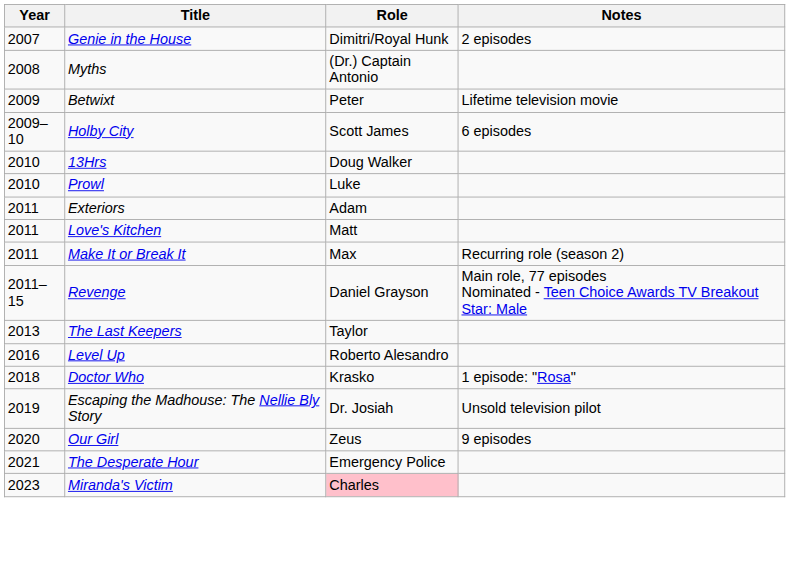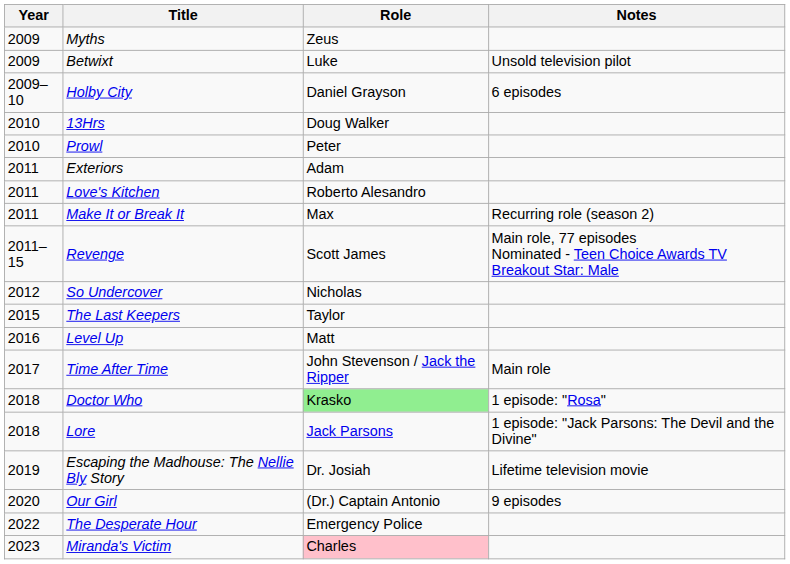- row: (130, 38)
(24, 69) 2008 -> (24, 38) 2009
(370, 69) (Dr.) Captain Antonio -> (322, 38) Zeus
(347, 100) Peter -> (322, 61) Luke
(540, 100) Lifetime television movie -> (561, 61) Unsold television pilot
(369, 131) Scott James -> (356, 92) Daniel Grayson
(345, 185) Luke -> (324, 146) Peter
(343, 231) Matt -> (366, 191) Roberto Alesandro
(379, 292) Daniel Grayson -> (346, 253) Scott James
+ row: (114, 292)
(24, 331) 2013 -> (24, 315) 2015
(389, 354) Roberto Alesandro -> (320, 338) Matt
+ row: (117, 369)
(352, 377) no background -> (329, 400) lightgreen background
+ row: (81, 431)
(531, 408) Unsold television pilot -> (570, 470) Lifetime television movie
(345, 439) Zeus -> (373, 501) (Dr.) Captain Antonio
(24, 462) 2021 -> (24, 524) 2022
